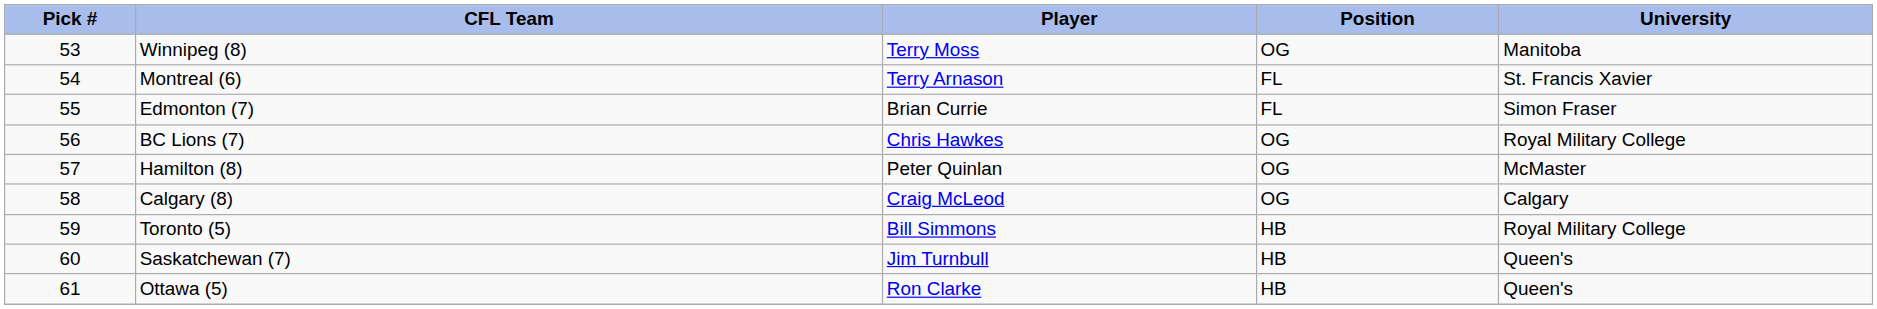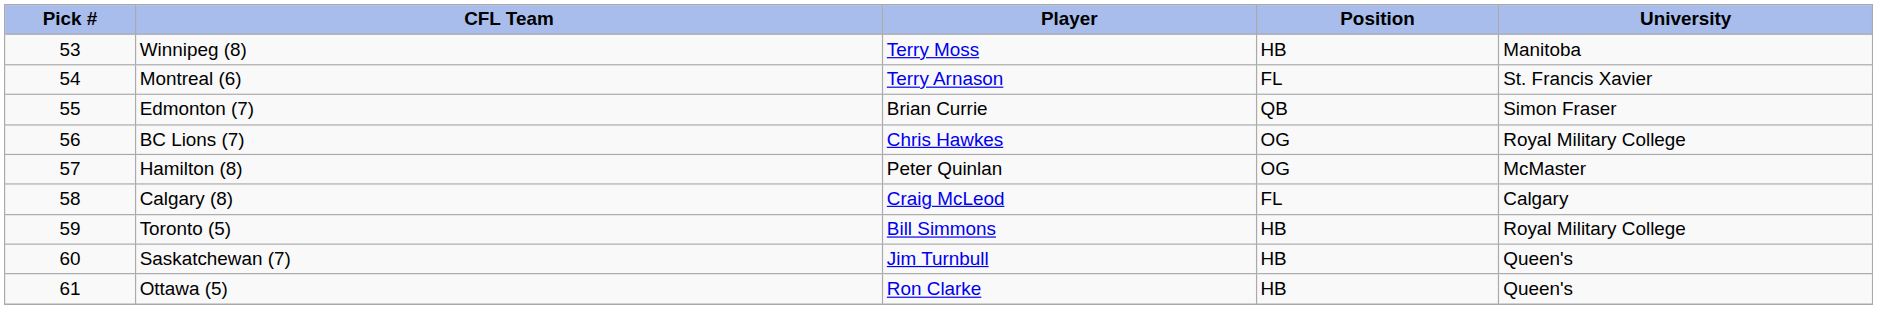(1275, 49) OG -> (1274, 49) HB
(1271, 109) FL -> (1274, 109) QB
(1275, 199) OG -> (1271, 199) FL
